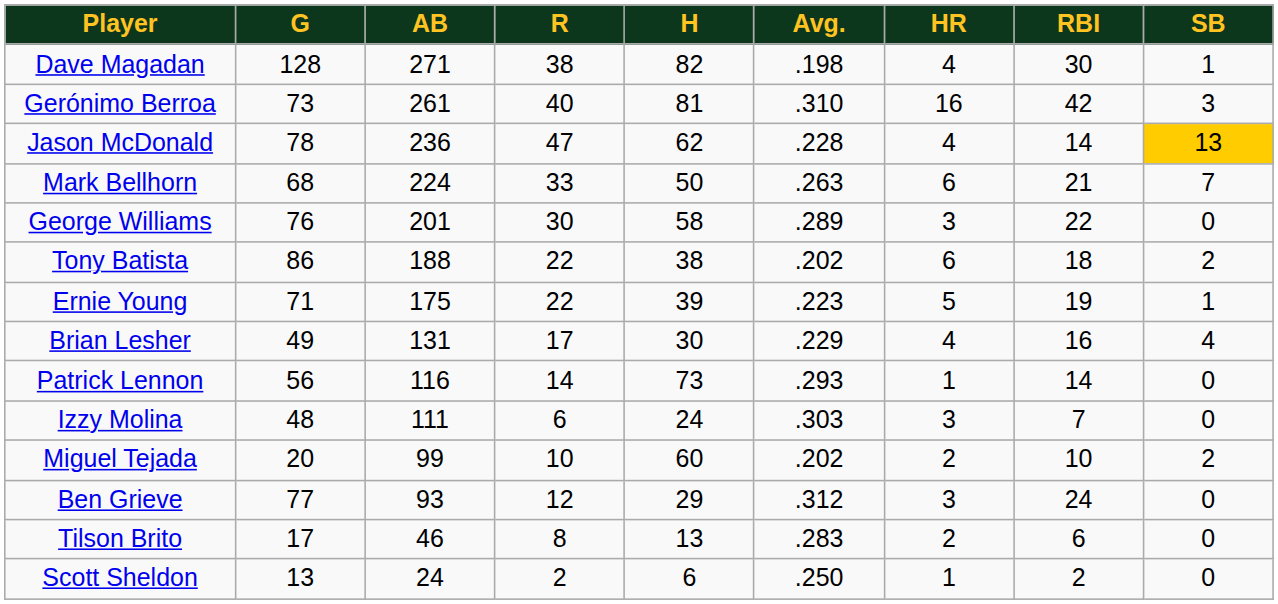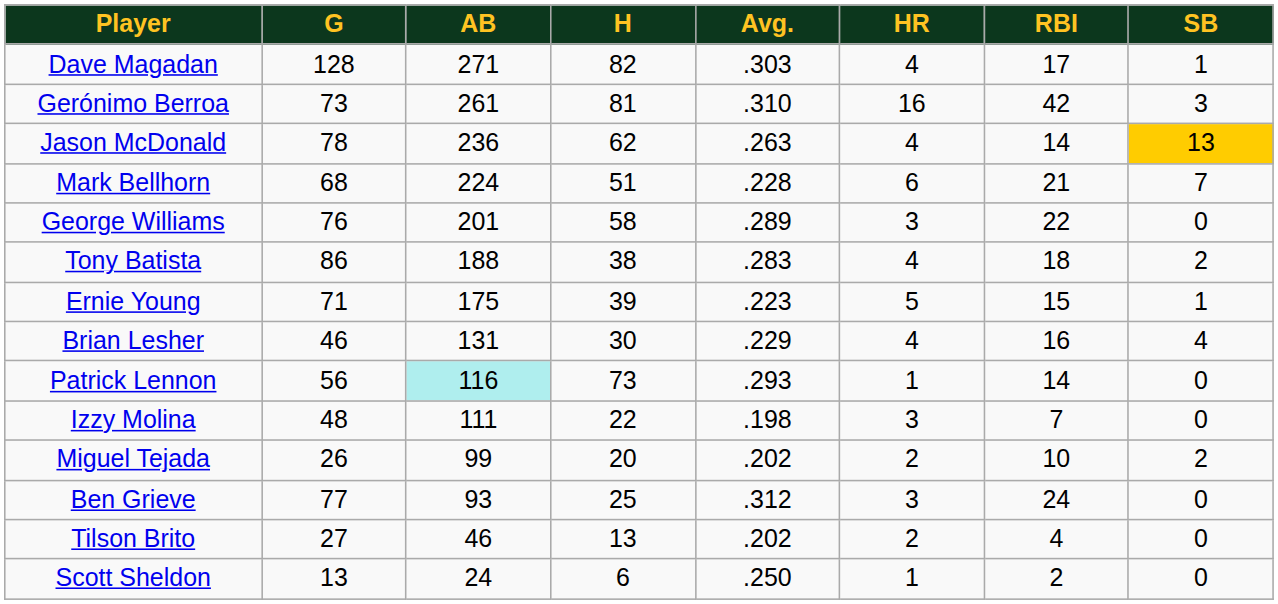- column: (560, 24)
(819, 63) .198 -> (767, 63) .303
(1079, 63) 30 -> (1056, 63) 17
(819, 143) .228 -> (767, 143) .263
(689, 182) 50 -> (623, 182) 51
(819, 182) .263 -> (767, 182) .228
(819, 261) .202 -> (767, 261) .283
(949, 261) 6 -> (912, 261) 4
(1079, 301) 19 -> (1056, 301) 15
(300, 340) 49 -> (334, 340) 46
(430, 380) no background -> (478, 380) paleturquoise background
(689, 420) 24 -> (623, 420) 22
(819, 420) .303 -> (767, 420) .198
(300, 459) 20 -> (334, 459) 26
(689, 459) 60 -> (623, 459) 20
(689, 499) 29 -> (623, 499) 25
(300, 538) 17 -> (334, 538) 27
(819, 538) .283 -> (767, 538) .202
(1079, 538) 6 -> (1056, 538) 4
